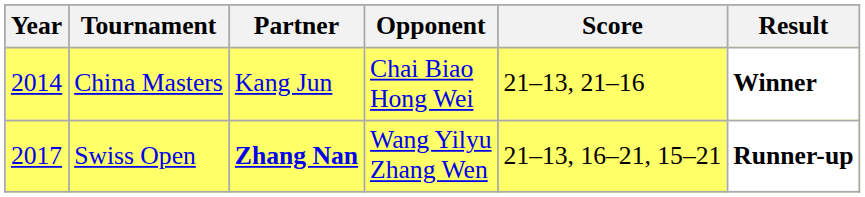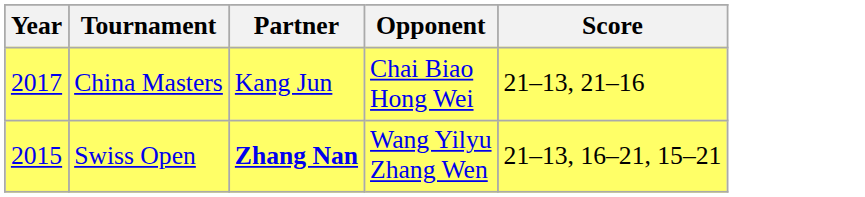- column: (793, 26)
(37, 83) 2014 -> (37, 83) 2017
(37, 155) 2017 -> (37, 155) 2015
